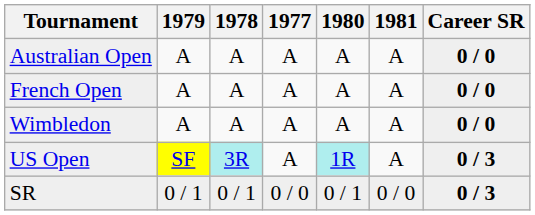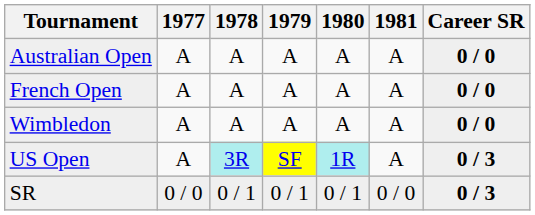columns swapped: (290, 21) <-> (183, 21)
